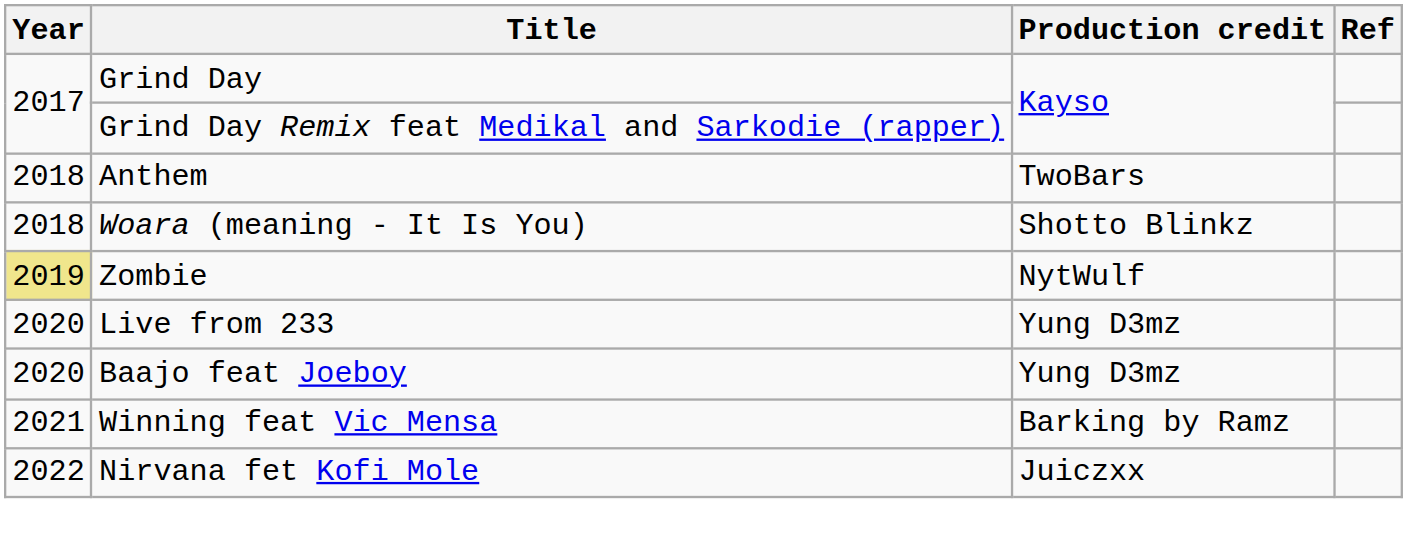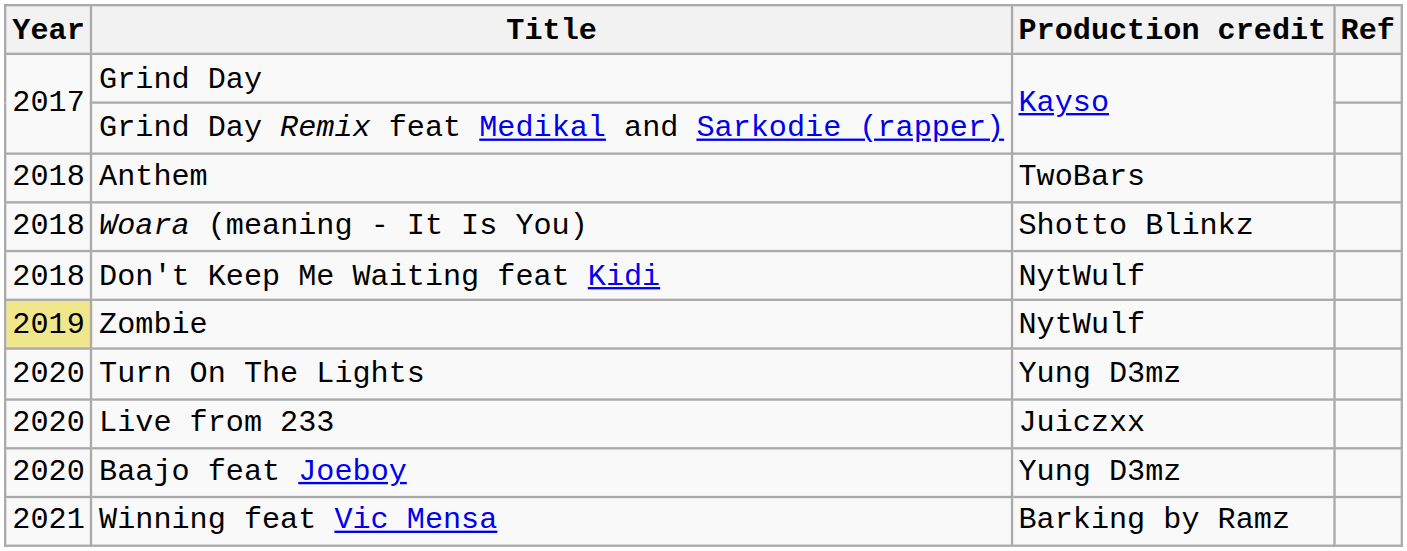+ row: (380, 276)
+ row: (262, 374)
(1100, 325) Yung D3mz -> (1082, 423) Juiczxx
- row: (289, 472)
